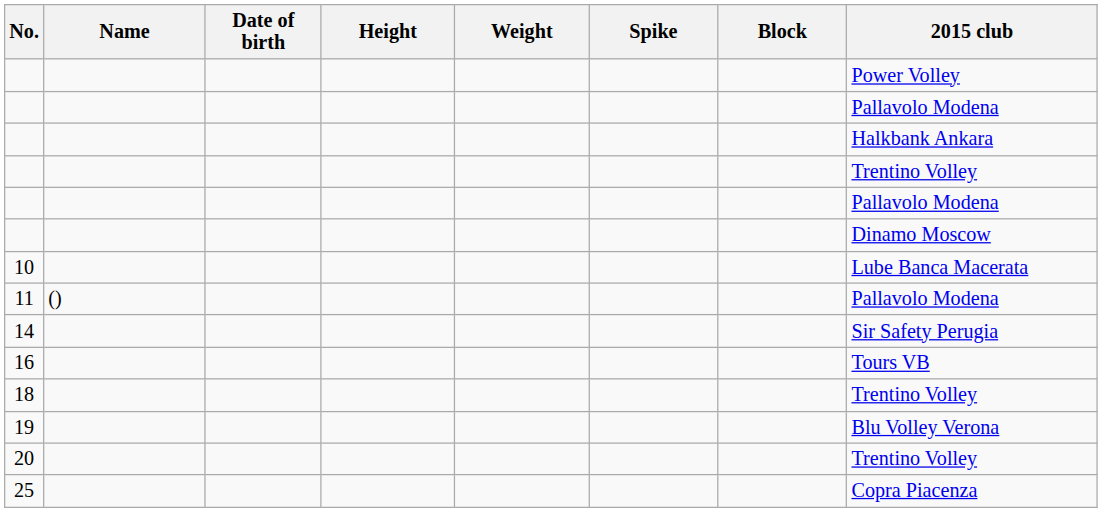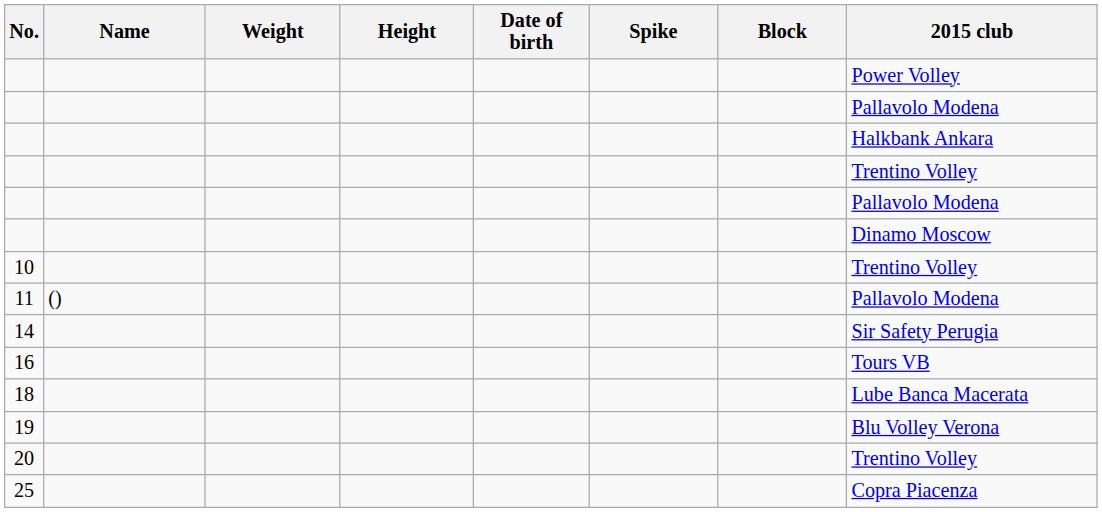columns swapped: (263, 31) <-> (522, 31)
(940, 266) Lube Banca Macerata -> (914, 266) Trentino Volley
(914, 394) Trentino Volley -> (940, 394) Lube Banca Macerata
